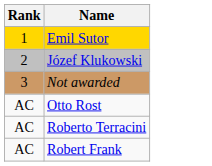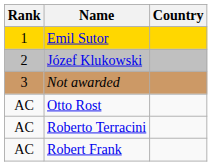+ column: (178, 15)
